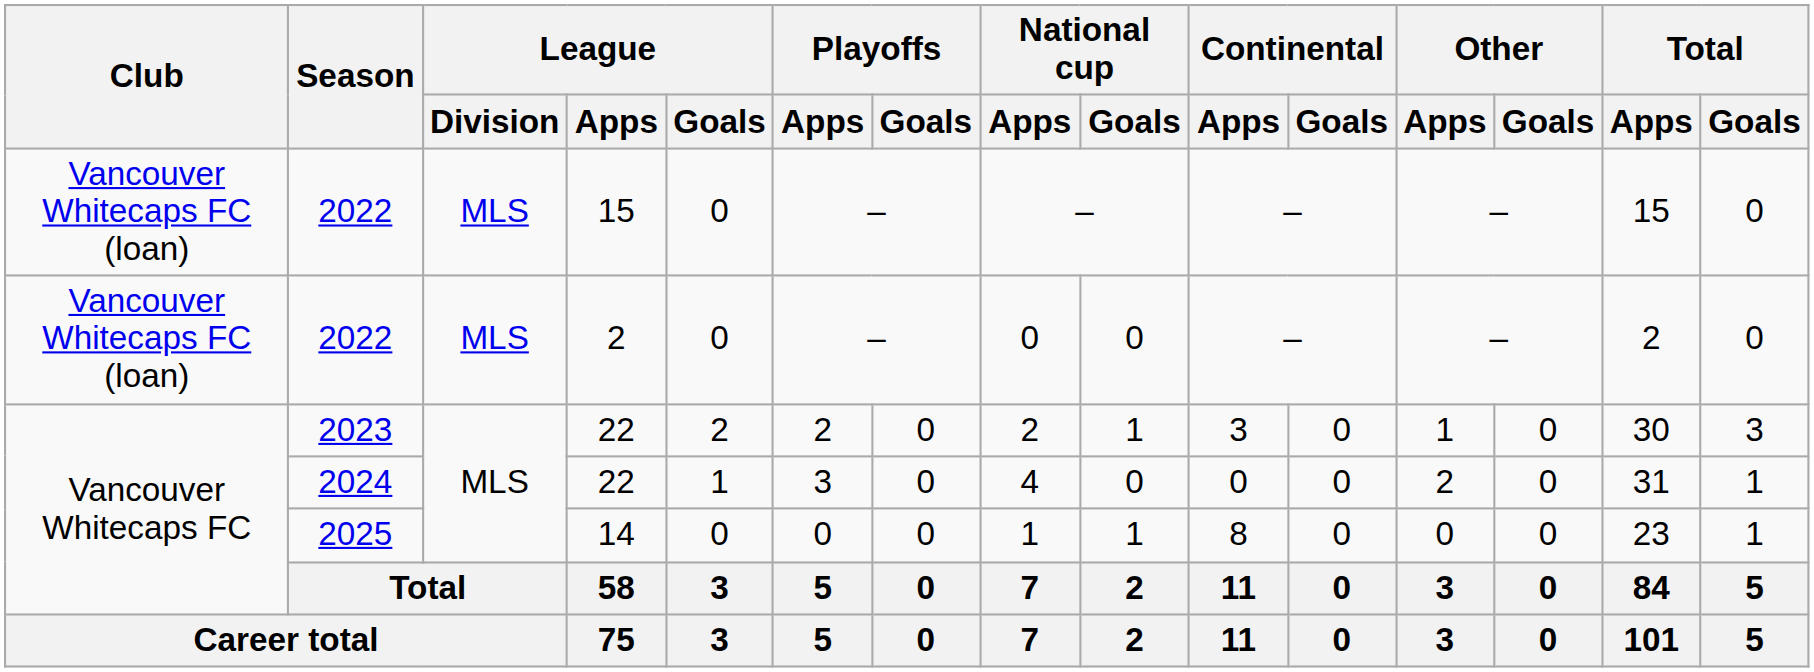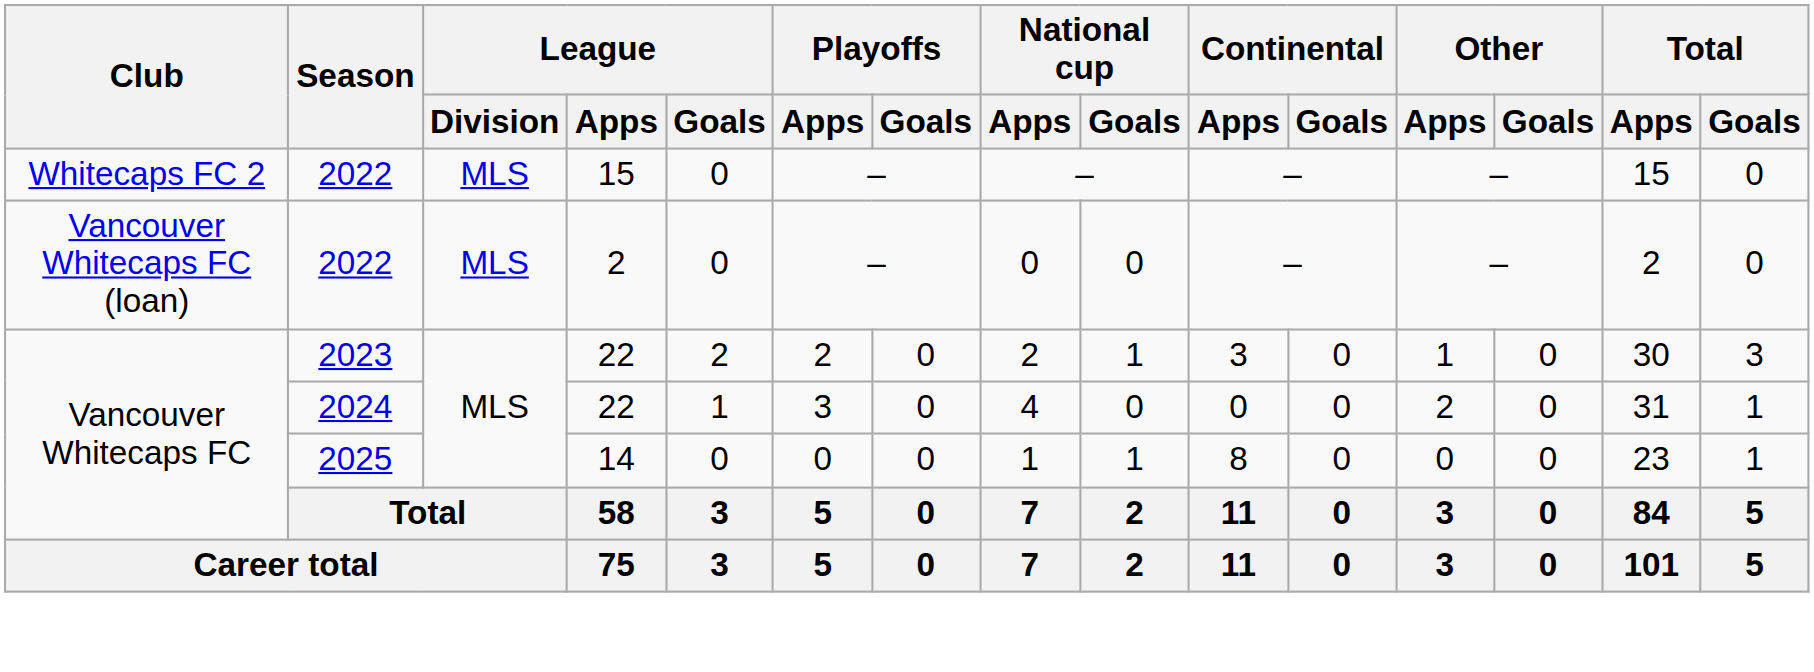(147, 211) Vancouver Whitecaps FC (loan) -> (147, 173) Whitecaps FC 2
